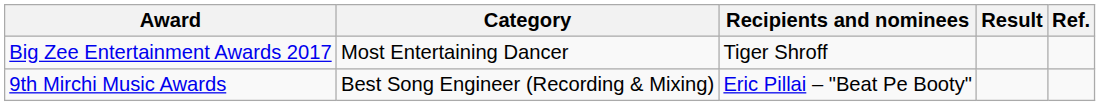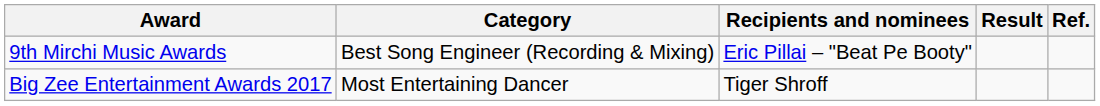rows swapped: (118, 84) <-> (170, 52)
